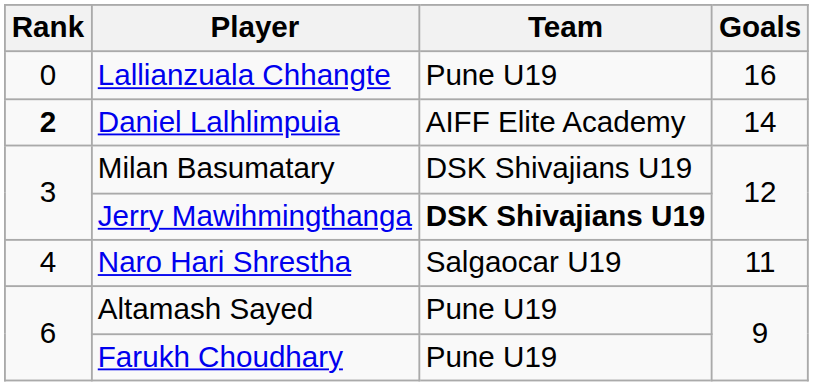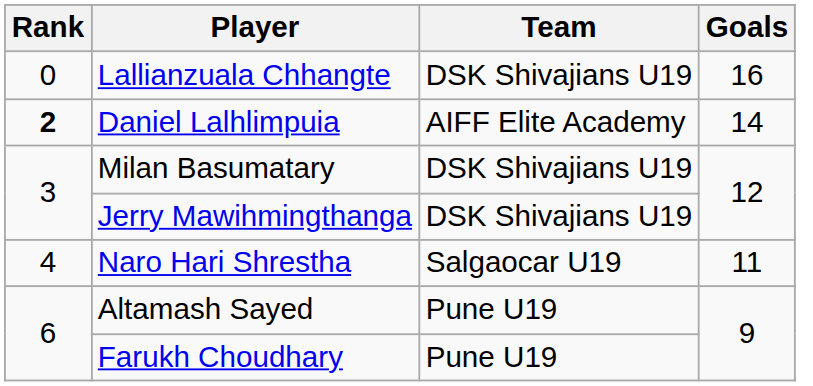(491, 74) Pune U19 -> (559, 74) DSK Shivajians U19
(565, 215) bold -> (559, 215) normal
